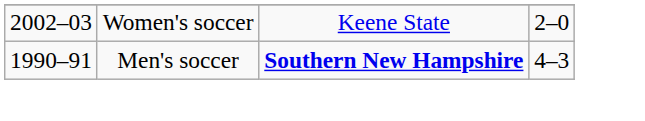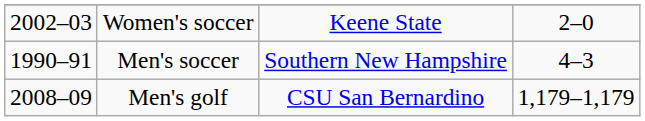(394, 60) bold -> (386, 60) normal
+ row: (178, 97)
